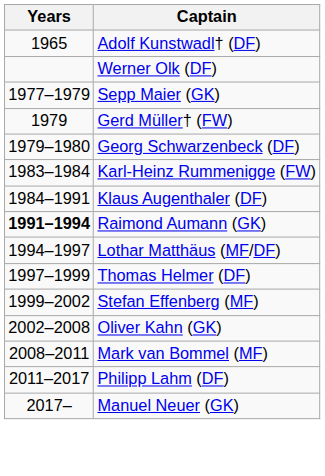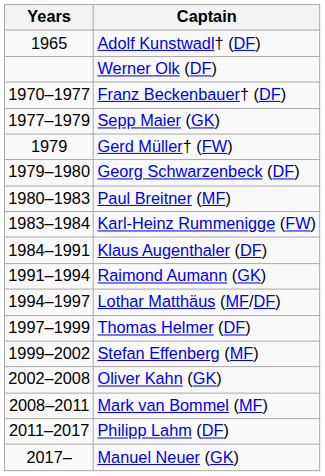+ row: (192, 95)
+ row: (164, 198)
(49, 224) bold -> (49, 276) normal
